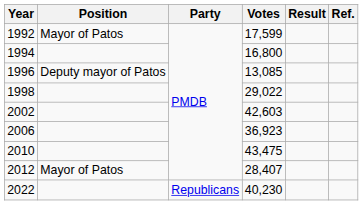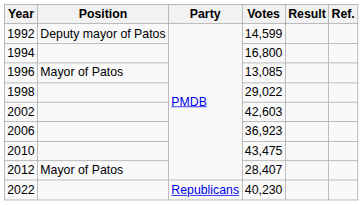(82, 33) Mayor of Patos -> (103, 33) Deputy mayor of Patos
(264, 33) 17,599 -> (264, 33) 14,599
(103, 72) Deputy mayor of Patos -> (82, 72) Mayor of Patos
